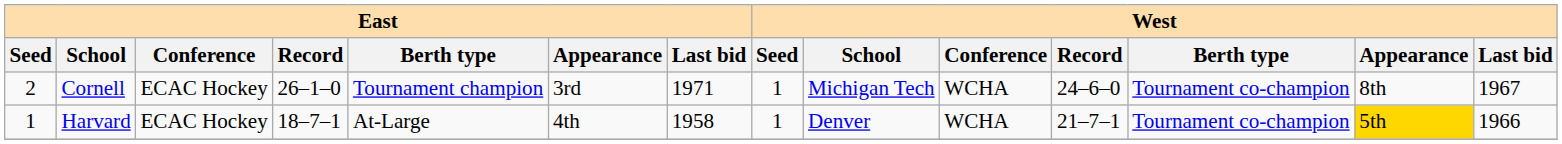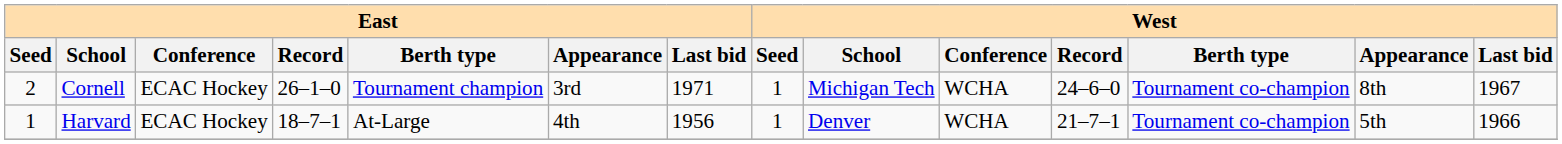(693, 121) 1958 -> (693, 121) 1956
(1373, 121) gold background -> (1373, 121) no background
